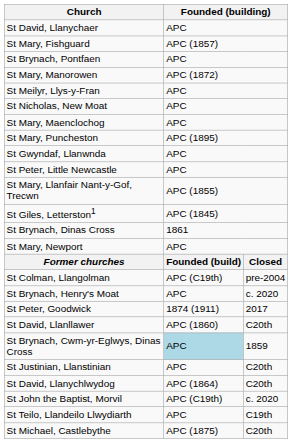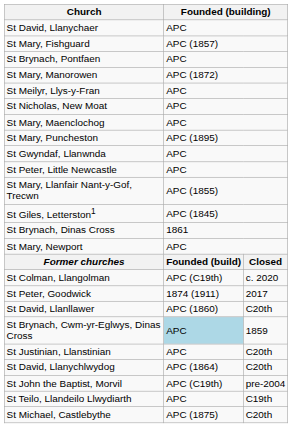(266, 277) pre-2004 -> (262, 277) c. 2020
- row: (63, 293)
(262, 399) c. 2020 -> (266, 383) pre-2004
